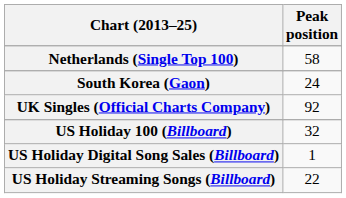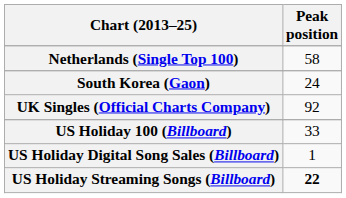(312, 131) 32 -> (312, 131) 33
(312, 180) normal -> (312, 180) bold
